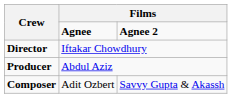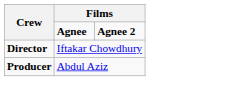- row: (32, 84)
